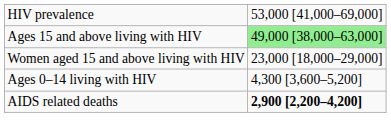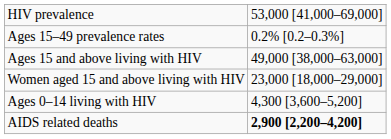+ row: (86, 36)
(317, 36) lightgreen background -> (317, 58) no background
